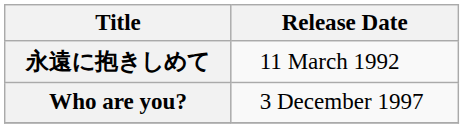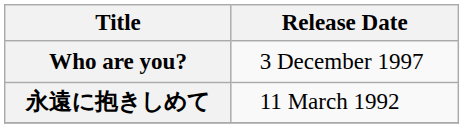rows swapped: (118, 60) <-> (118, 102)
